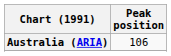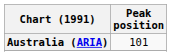(139, 42) 106 -> (139, 42) 101
